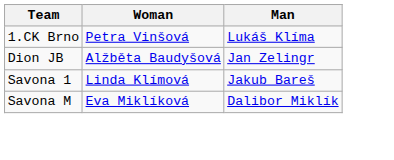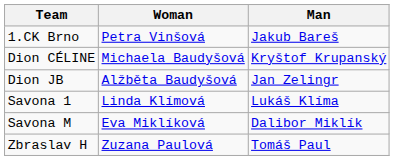(271, 37) Lukáš Klíma -> (295, 37) Jakub Bareš
+ row: (51, 59)
(271, 80) Jakub Bareš -> (295, 102) Lukáš Klíma
+ row: (47, 145)
